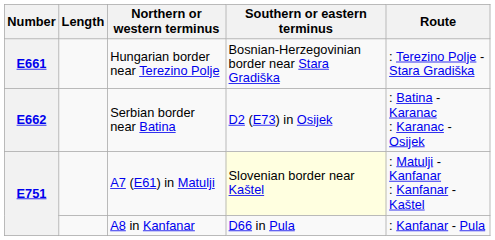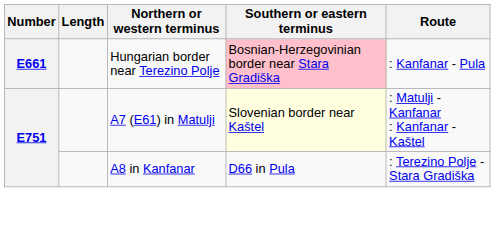(295, 63) no background -> (295, 63) pink background
(437, 63) : Terezino Polje - Stara Gradiška -> (437, 63) : Kanfanar - Pula
- row: (153, 120)
(437, 225) : Kanfanar - Pula -> (437, 169) : Terezino Polje - Stara Gradiška
